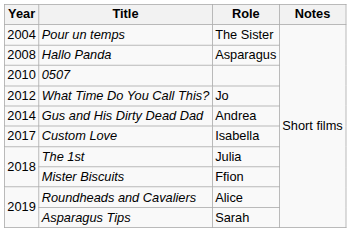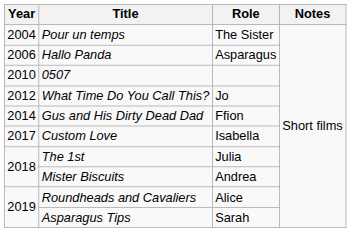(22, 55) 2008 -> (22, 55) 2006
(236, 116) Andrea -> (229, 116) Ffion
(229, 177) Ffion -> (236, 177) Andrea
